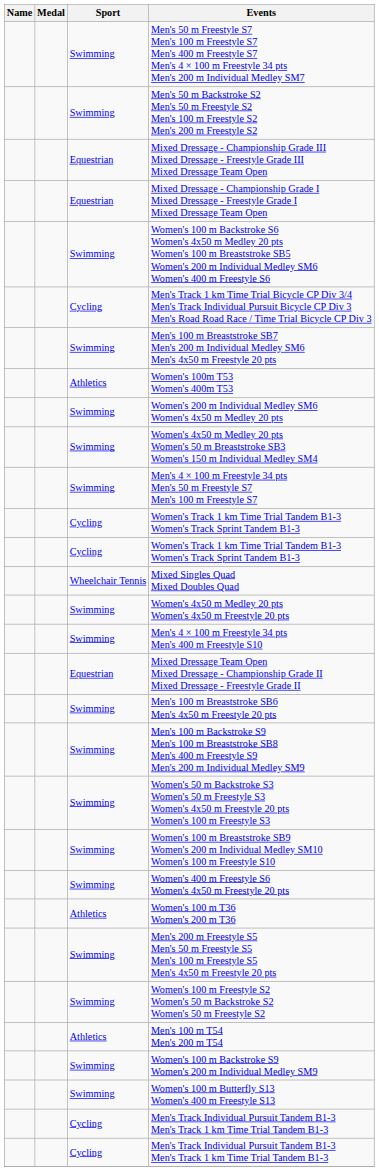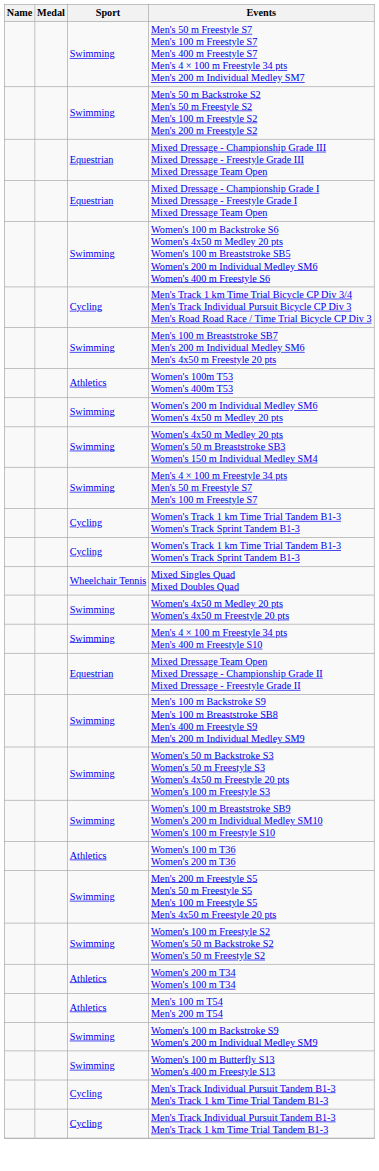- row: (92, 709)
- row: (92, 885)
+ row: (88, 979)
